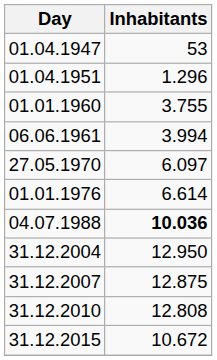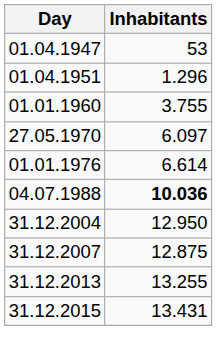- row: (55, 135)
- row: (55, 310)
+ row: (55, 281)
(179, 340) 10.672 -> (179, 310) 13.431
